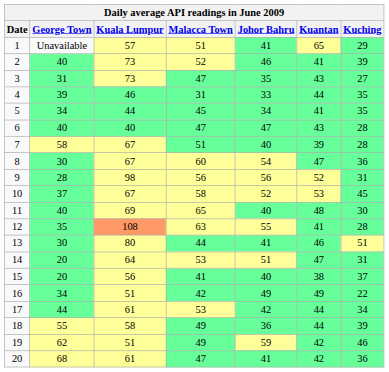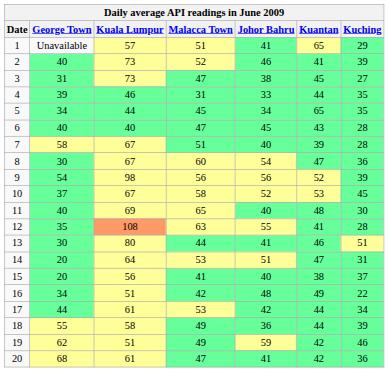(266, 78) 35 -> (266, 78) 38
(319, 78) 43 -> (319, 78) 45
(319, 111) 41 -> (319, 111) 65
(266, 128) 47 -> (266, 128) 45
(62, 177) 28 -> (62, 177) 54
(362, 177) 31 -> (362, 177) 39
(266, 293) 49 -> (266, 293) 48
